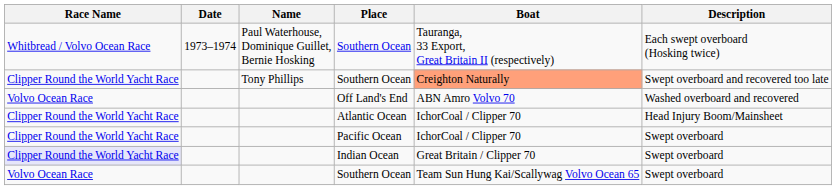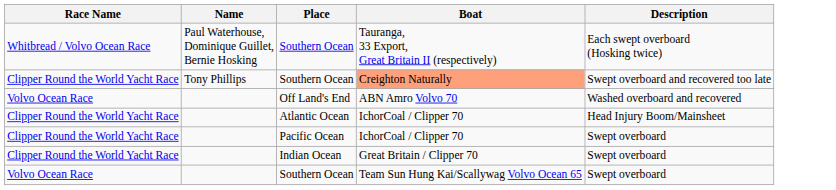- column: (210, 13)
(93, 155) lavender background -> (93, 155) no background
